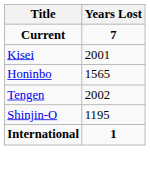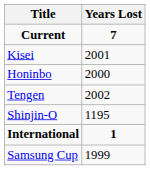(97, 74) 1565 -> (97, 74) 2000
+ row: (43, 154)
